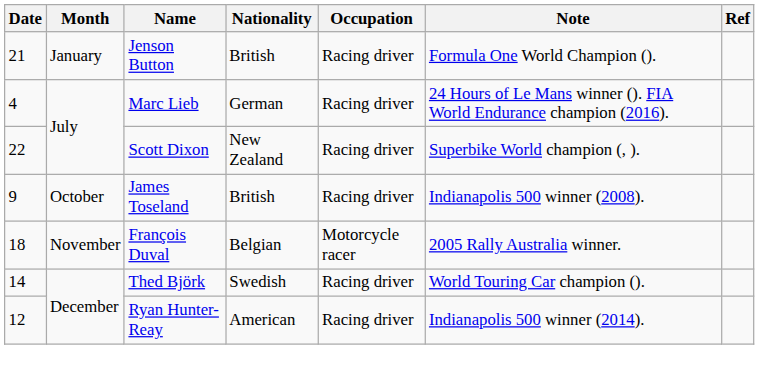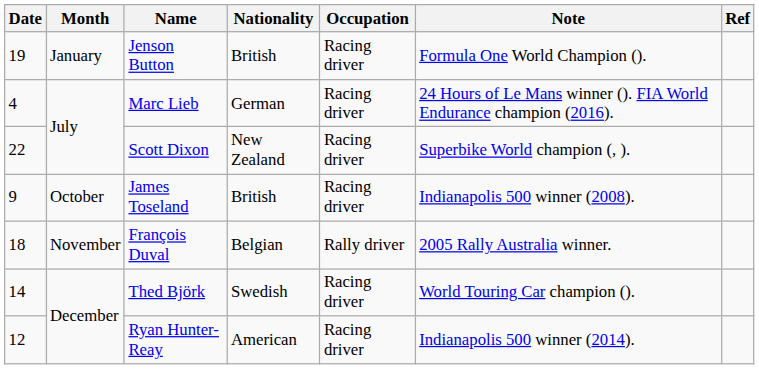(17, 55) 21 -> (17, 55) 19
(361, 244) Motorcycle racer -> (364, 244) Rally driver
